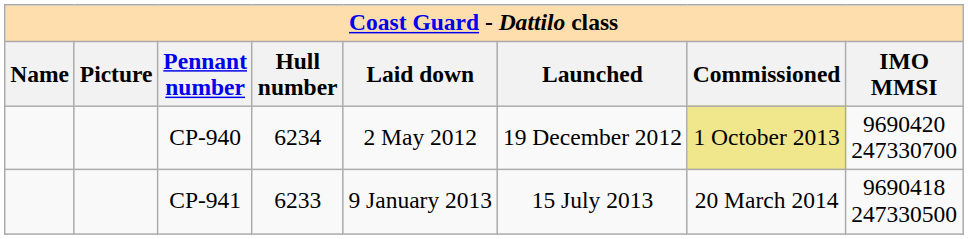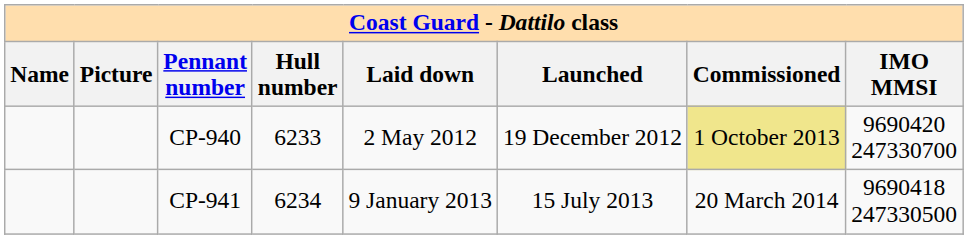(298, 137) 6234 -> (298, 137) 6233
(298, 201) 6233 -> (298, 201) 6234
